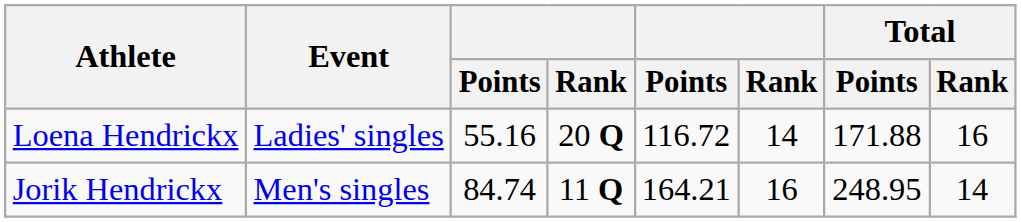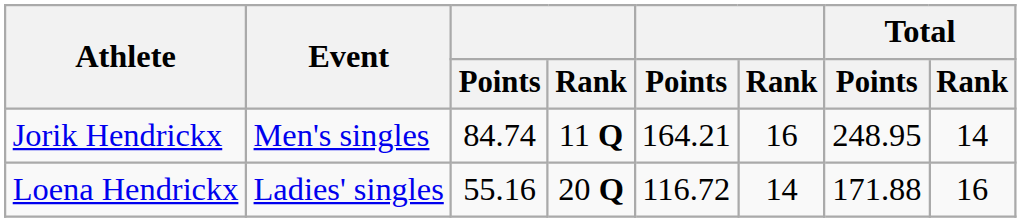rows swapped: (117, 189) <-> (126, 135)
